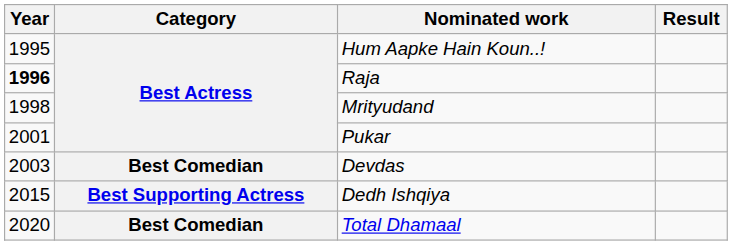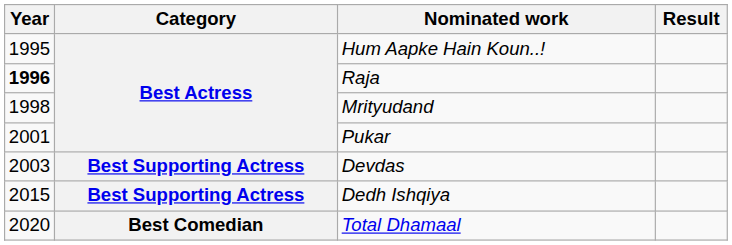(196, 166) Best Comedian -> (196, 166) Best Supporting Actress
